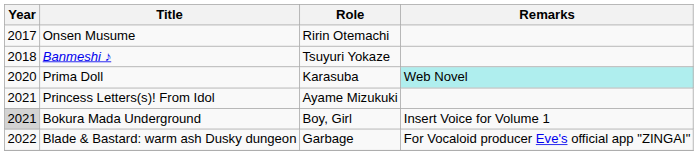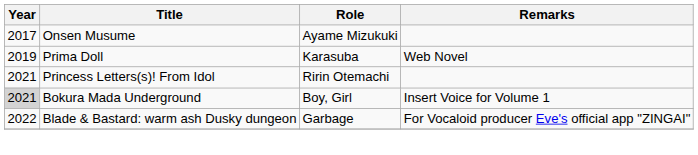(346, 35) Ririn Otemachi -> (350, 35) Ayame Mizukuki
- row: (77, 56)
(22, 77) 2020 -> (22, 56) 2019
(436, 77) paleturquoise background -> (436, 56) no background
(350, 98) Ayame Mizukuki -> (346, 77) Ririn Otemachi
